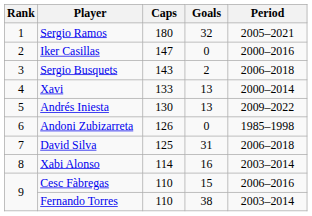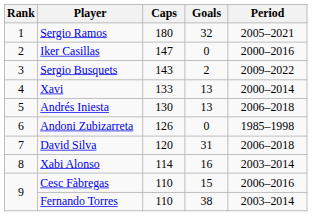(267, 70) 2006–2018 -> (267, 70) 2009–2022
(267, 107) 2009–2022 -> (267, 107) 2006–2018
(164, 145) 125 -> (164, 145) 120
